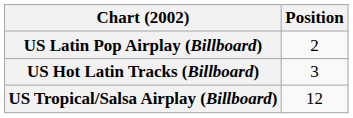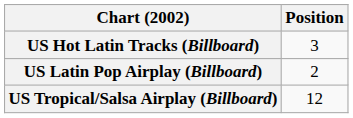rows swapped: (143, 71) <-> (143, 44)
